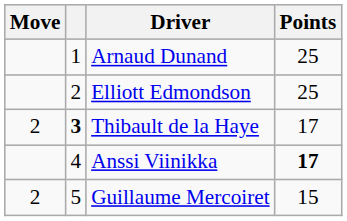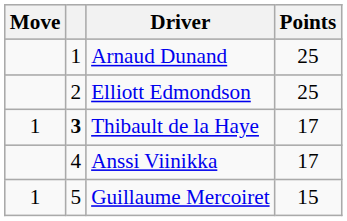(35, 126) 2 -> (35, 126) 1
(308, 161) bold -> (308, 161) normal
(35, 196) 2 -> (35, 196) 1
